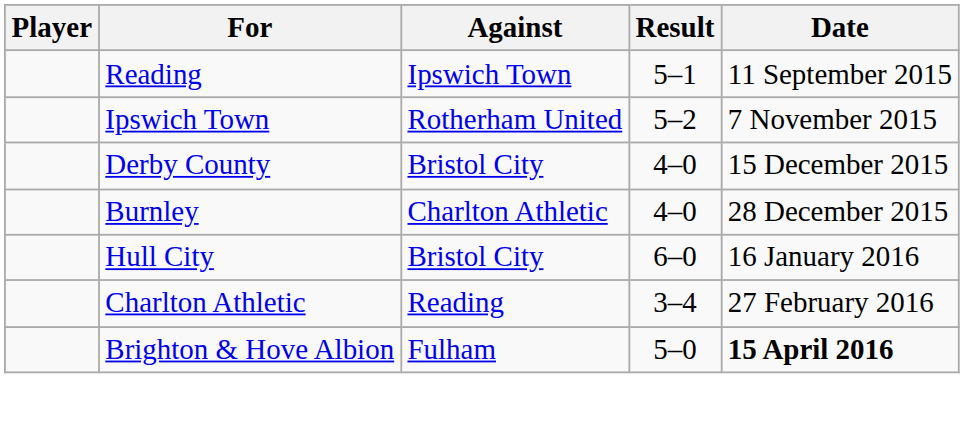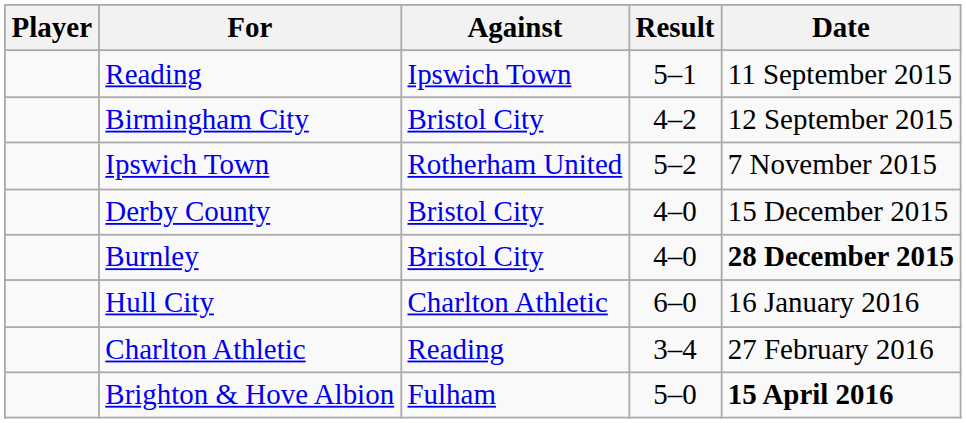+ row: (207, 119)
(508, 211) Charlton Athletic -> (475, 257) Bristol City
(838, 211) normal -> (841, 257) bold
(475, 257) Bristol City -> (508, 303) Charlton Athletic
